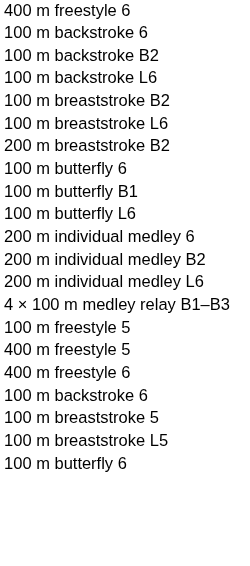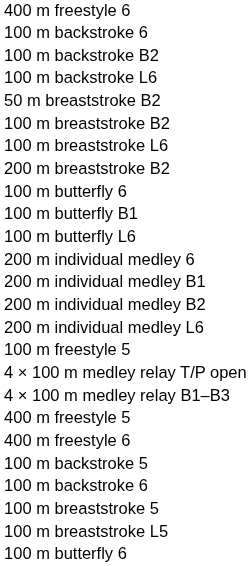+ row: (82, 100)
+ row: (105, 282)
rows swapped: (117, 304) <-> (67, 327)
+ row: (125, 372)
+ row: (76, 463)
